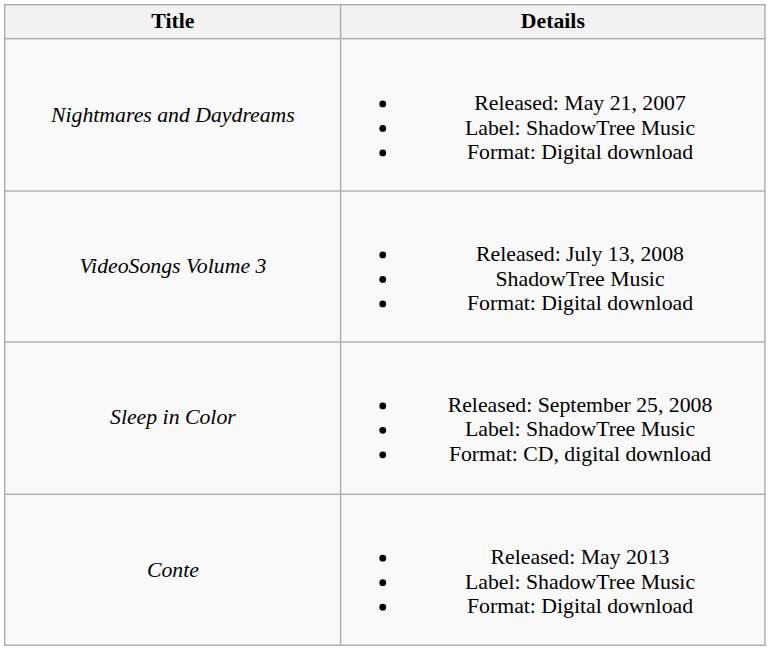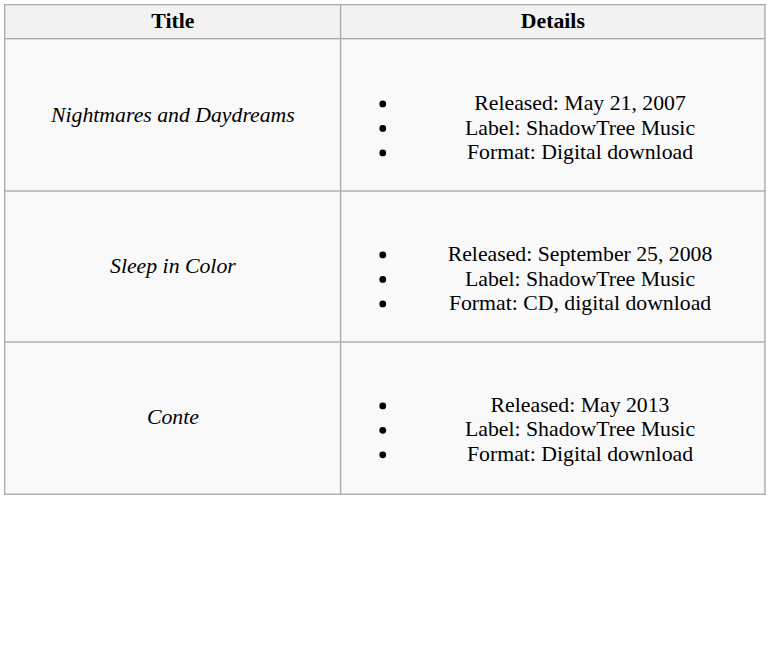- row: (173, 266)
